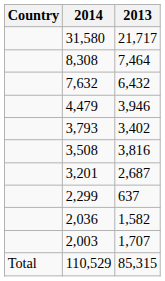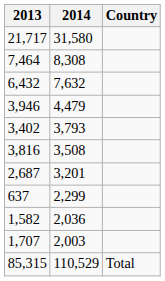columns swapped: (33, 15) <-> (138, 15)
